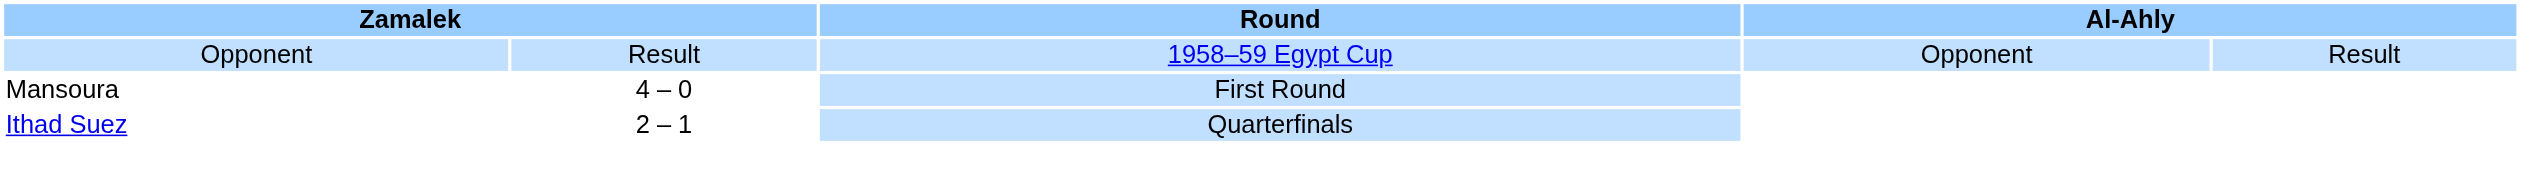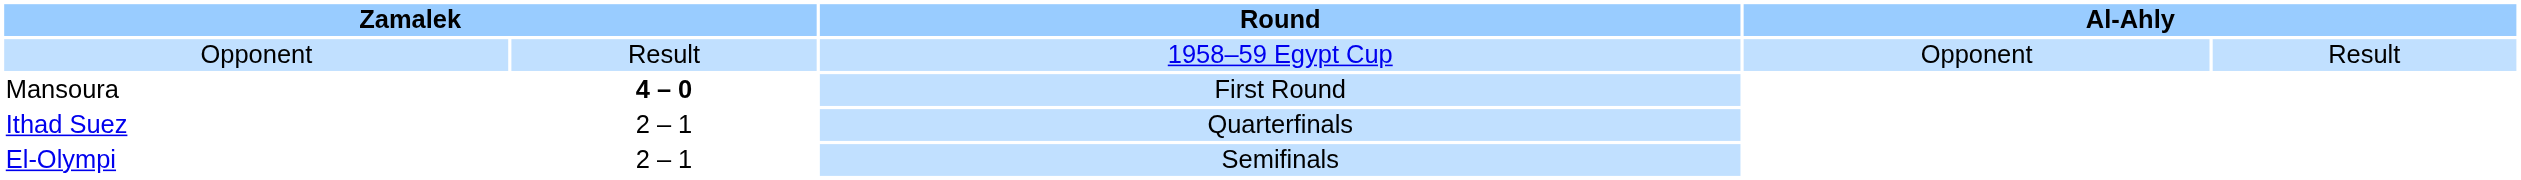(664, 89) normal -> (664, 89) bold
+ row: (61, 159)
